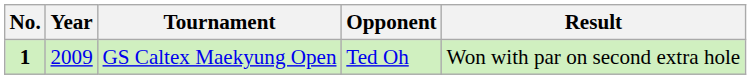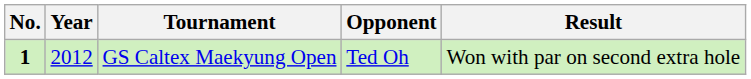(72, 56) 2009 -> (72, 56) 2012
